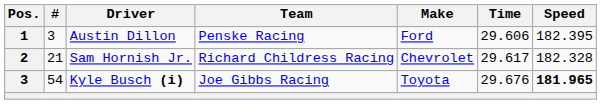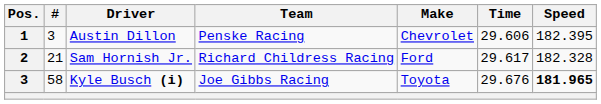(417, 38) Ford -> (437, 38) Chevrolet
(437, 60) Chevrolet -> (417, 60) Ford
(55, 82) 54 -> (55, 82) 58
